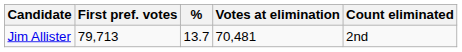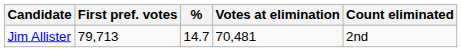(196, 36) 13.7 -> (196, 36) 14.7
